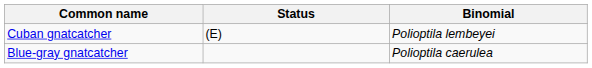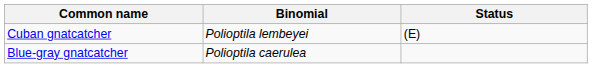columns swapped: (488, 14) <-> (296, 14)
